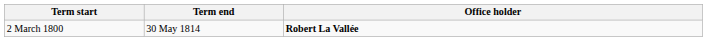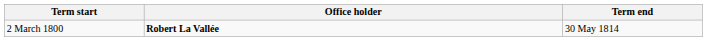columns swapped: (214, 12) <-> (493, 12)
